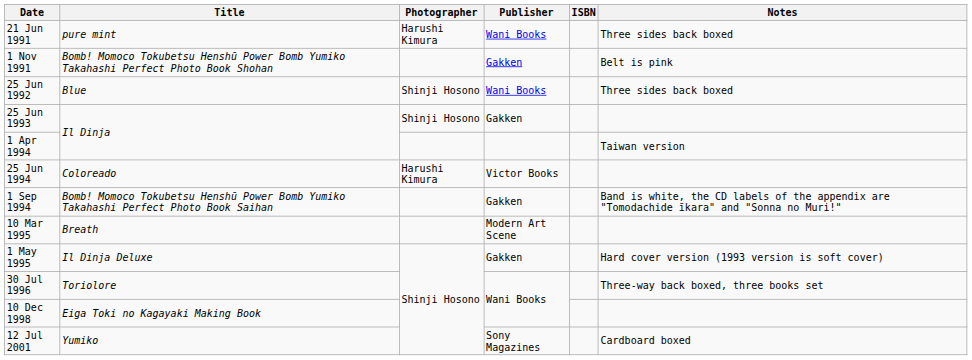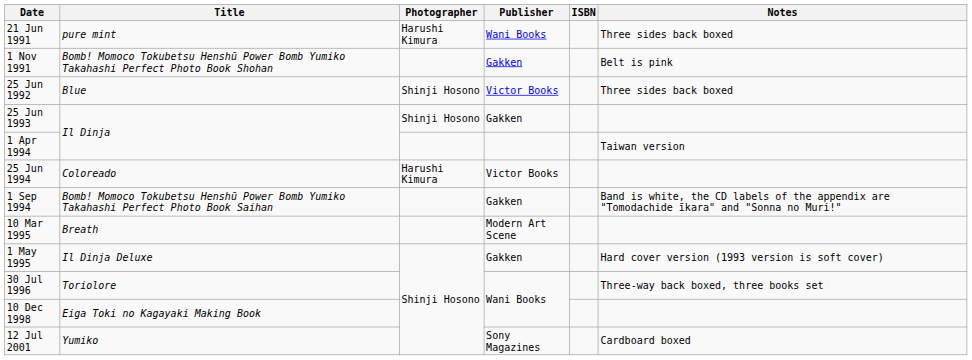(516, 90) Wani Books -> (522, 90) Victor Books
